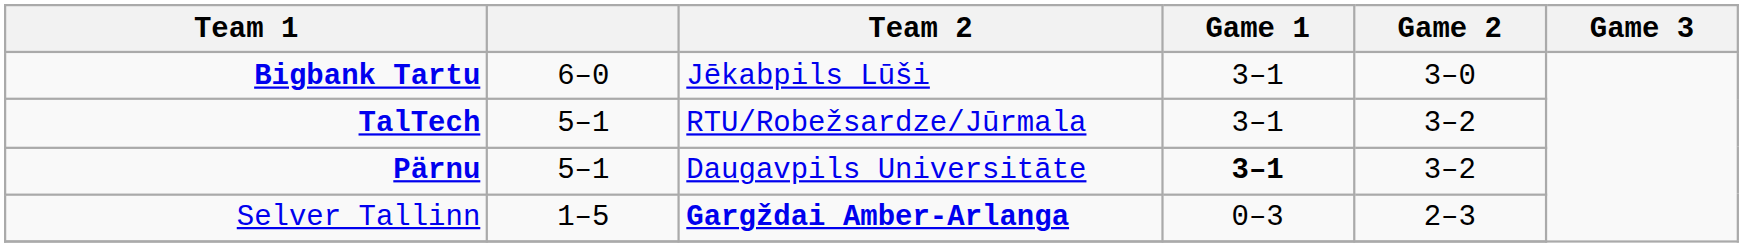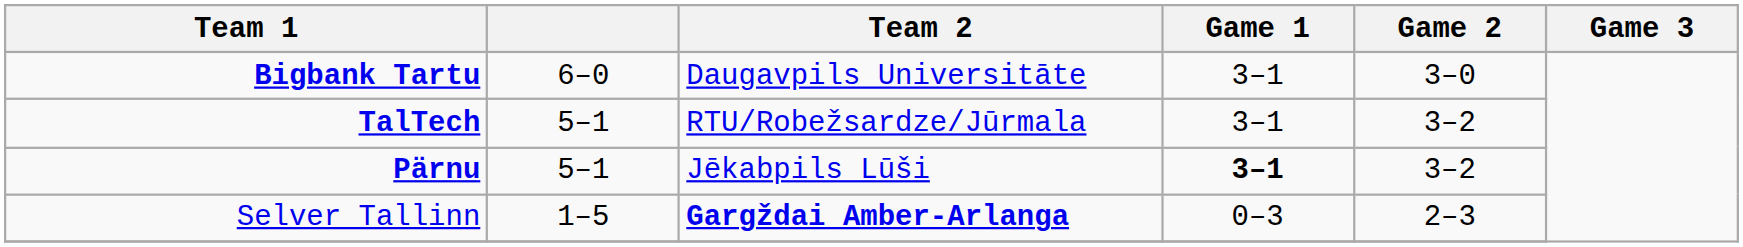(808, 76) Jēkabpils Lūši -> (886, 76) Daugavpils Universitāte
(886, 170) Daugavpils Universitāte -> (808, 170) Jēkabpils Lūši
